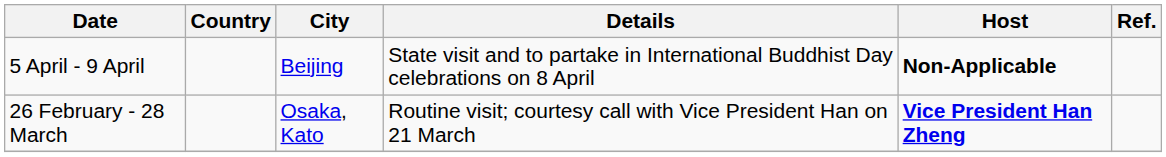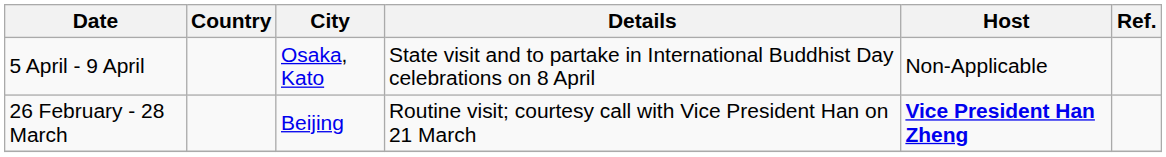(312, 66) Beijing -> (314, 66) Osaka, Kato
(980, 66) bold -> (976, 66) normal
(314, 122) Osaka, Kato -> (312, 122) Beijing
